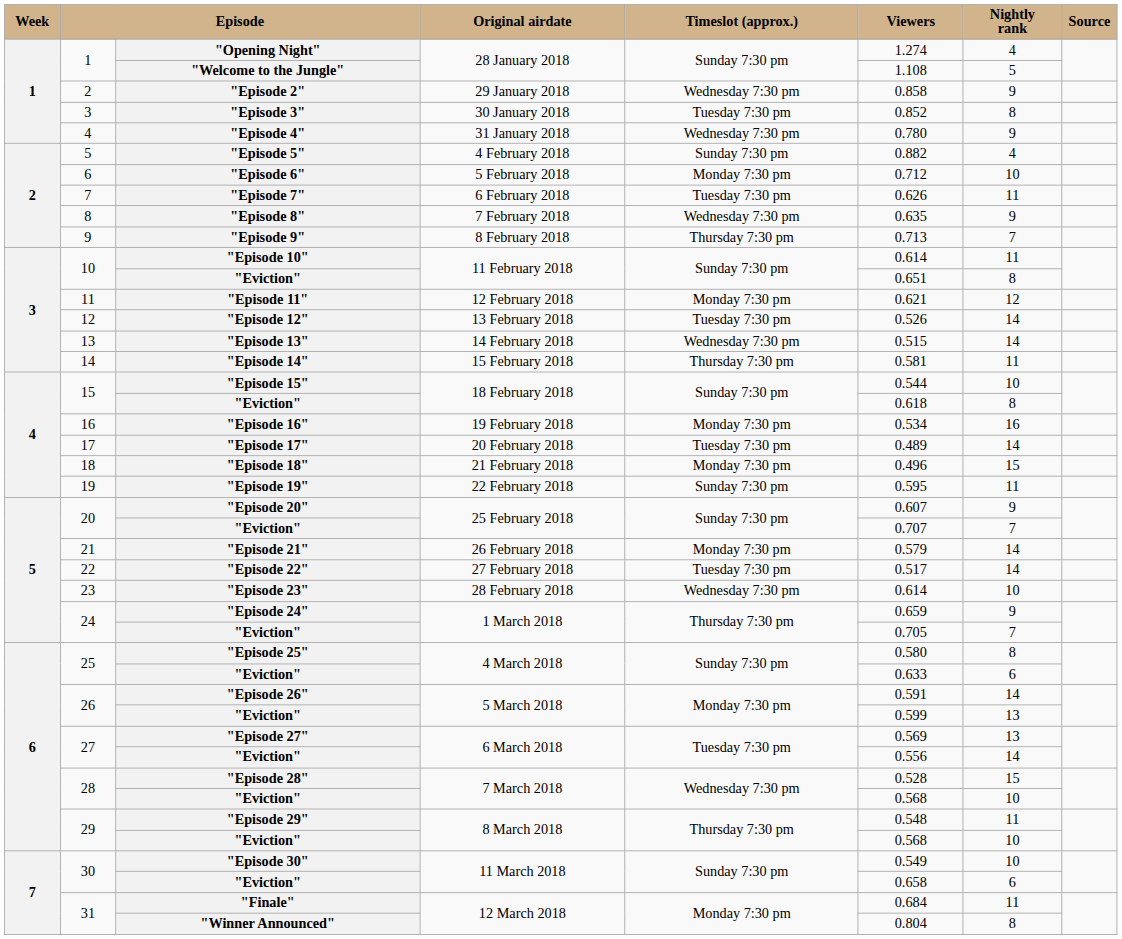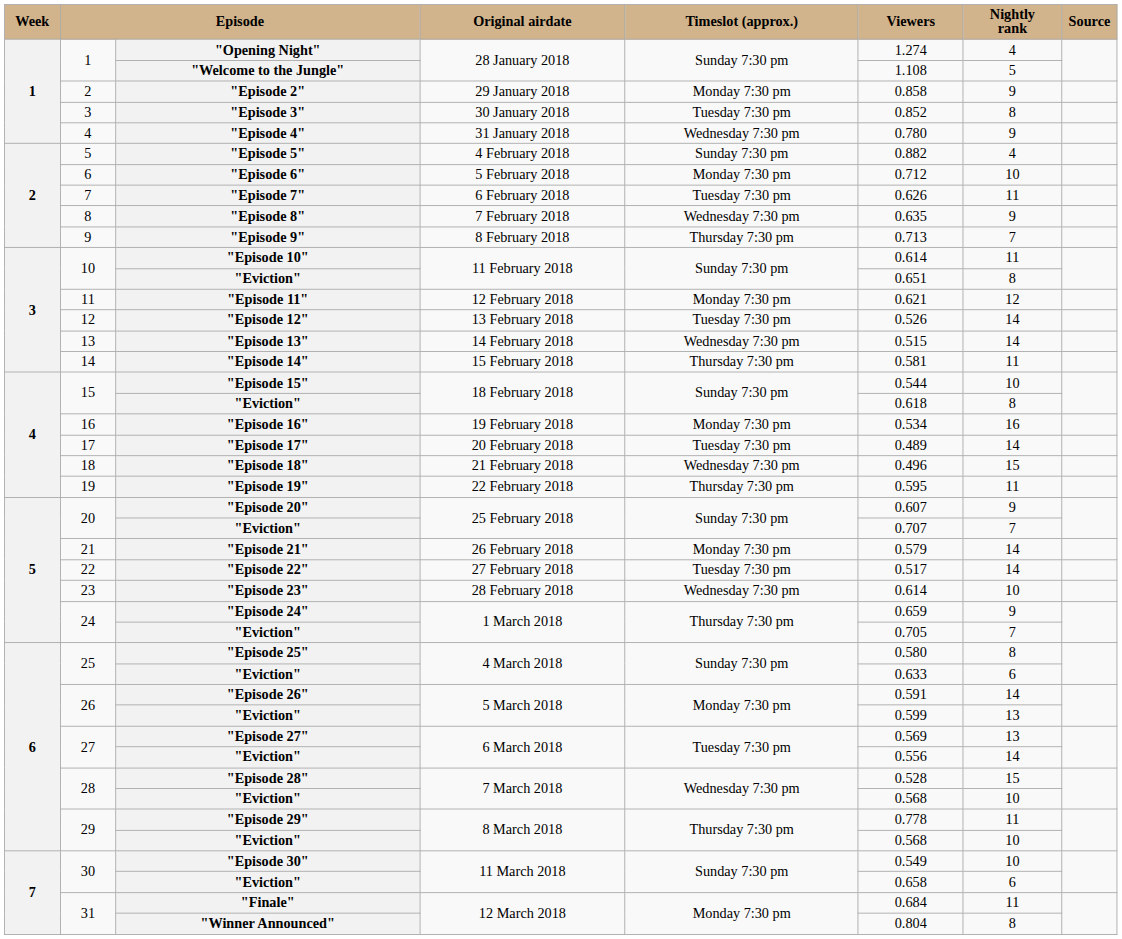(742, 91) Wednesday 7:30 pm -> (742, 91) Monday 7:30 pm
(742, 466) Monday 7:30 pm -> (742, 466) Wednesday 7:30 pm
(742, 486) Sunday 7:30 pm -> (742, 486) Thursday 7:30 pm
(911, 819) 0.548 -> (911, 819) 0.778
